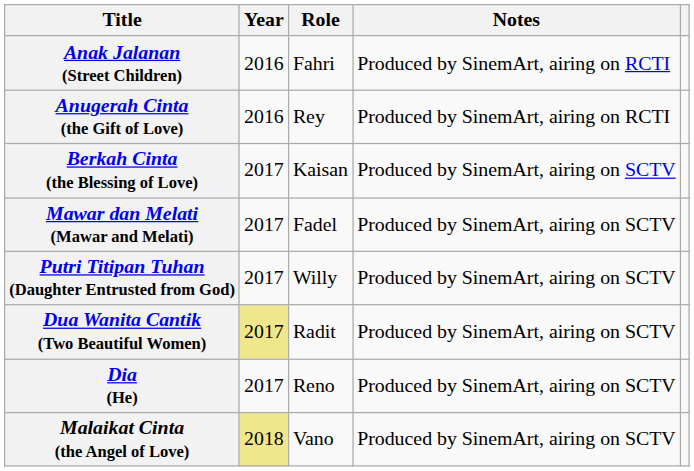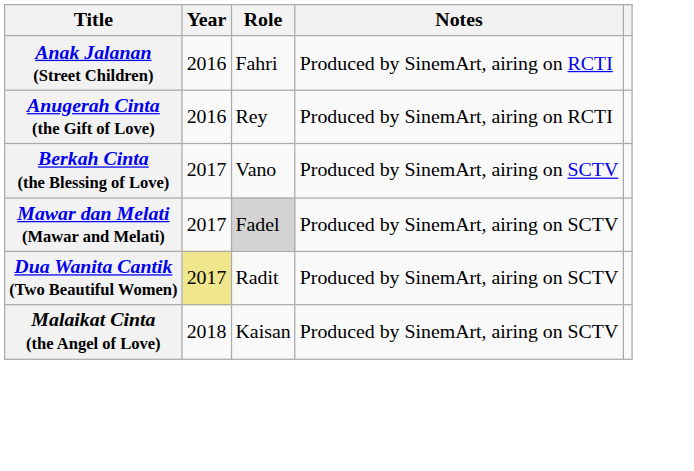(320, 170) Kaisan -> (256, 170) Vano
(315, 224) no background -> (258, 224) lightgrey background
- row: (122, 277)
- row: (122, 385)
(264, 439) khaki background -> (207, 331) no background
(313, 439) Vano -> (263, 331) Kaisan
